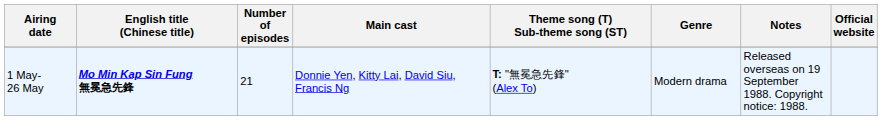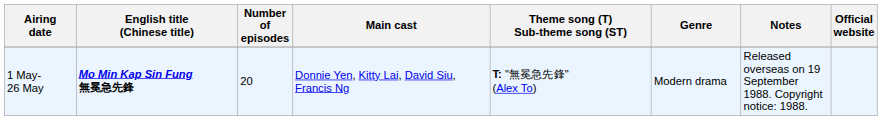(246, 81) 21 -> (246, 81) 20
